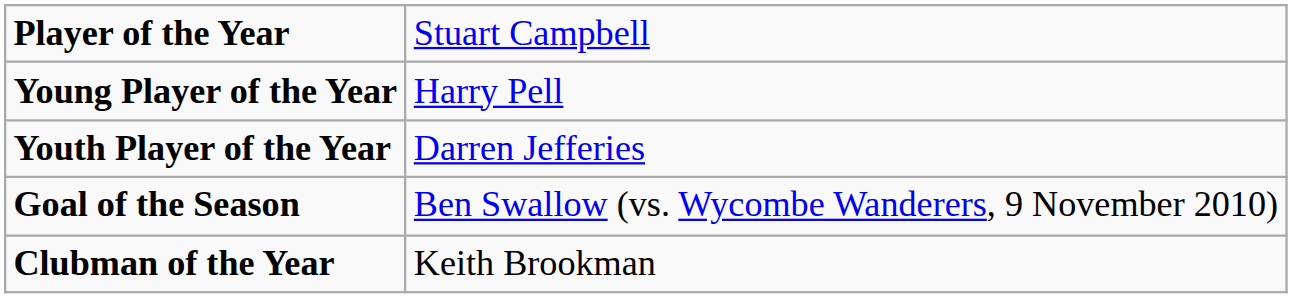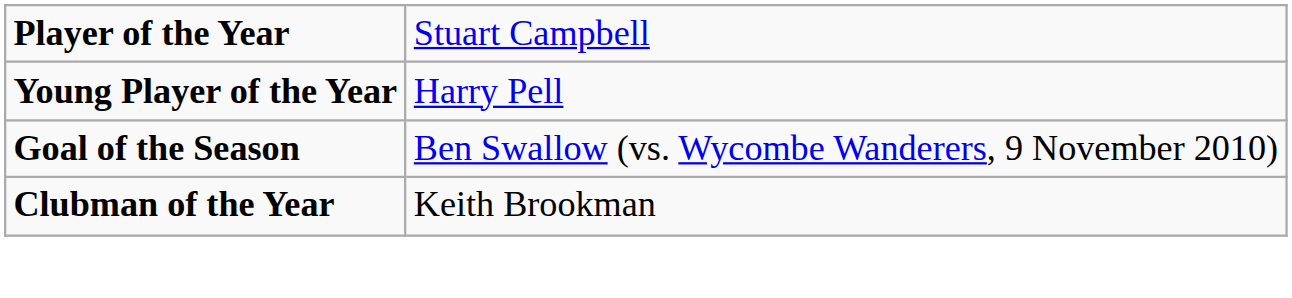- row: (202, 147)
